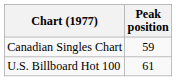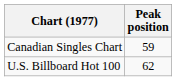(148, 66) 61 -> (148, 66) 62
